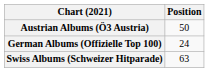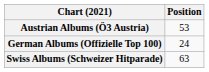(184, 28) 50 -> (184, 28) 53
